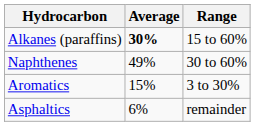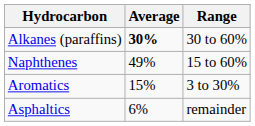(217, 39) 15 to 60% -> (217, 39) 30 to 60%
(217, 62) 30 to 60% -> (217, 62) 15 to 60%
